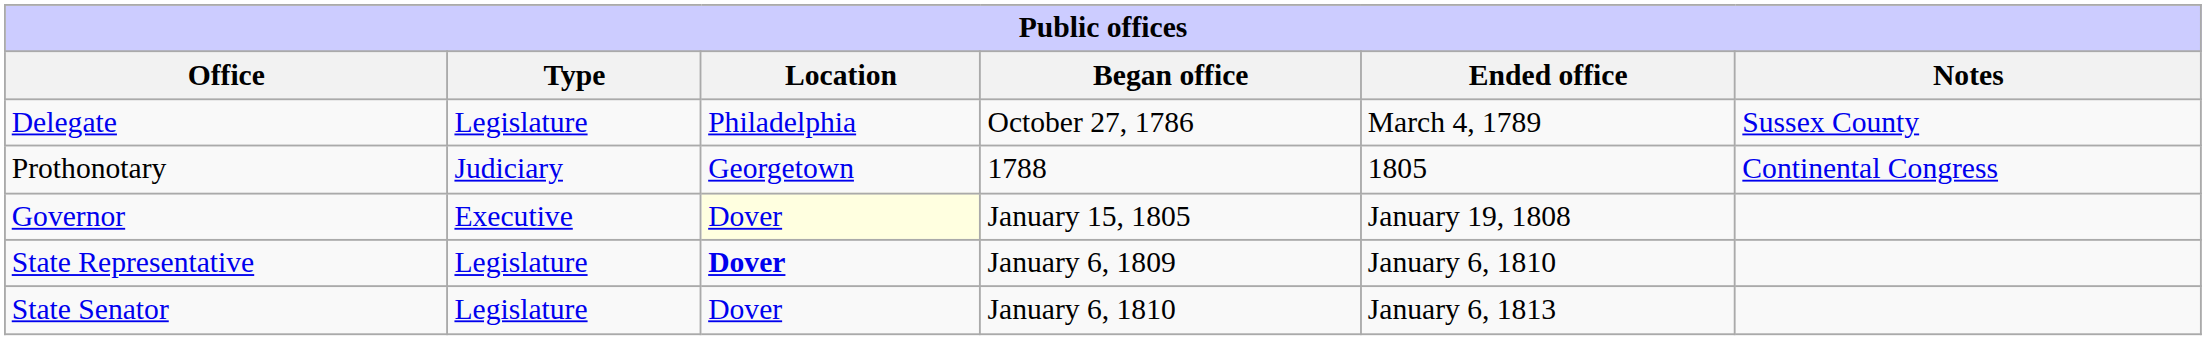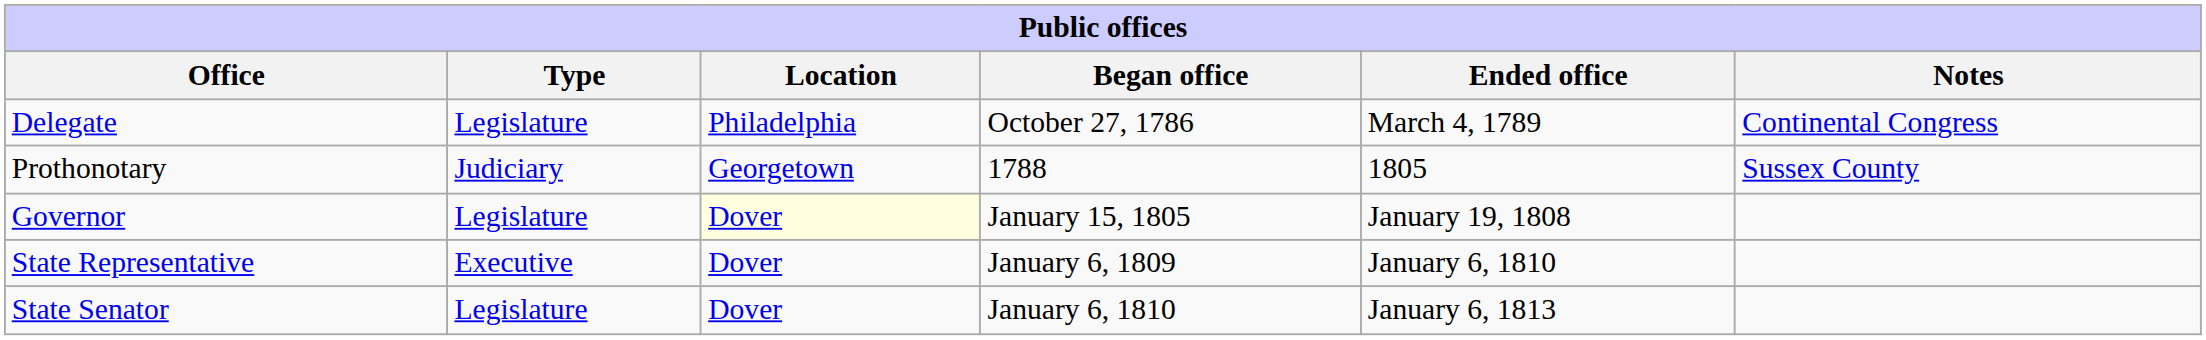(1831, 121) Sussex County -> (1870, 121) Continental Congress
(1870, 168) Continental Congress -> (1831, 168) Sussex County
(514, 215) Executive -> (521, 215) Legislature
(521, 262) Legislature -> (514, 262) Executive
(747, 262) bold -> (745, 262) normal
